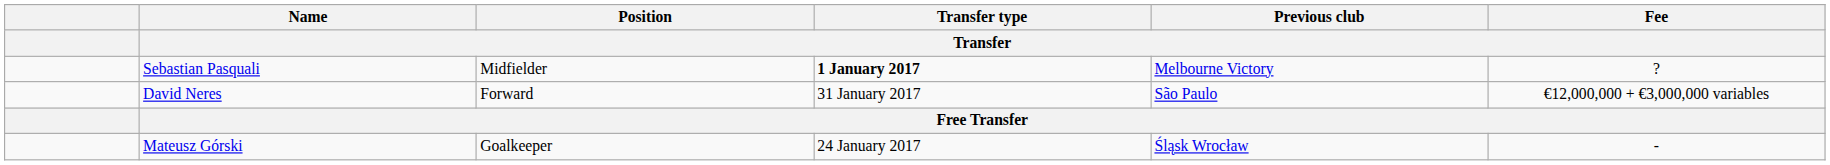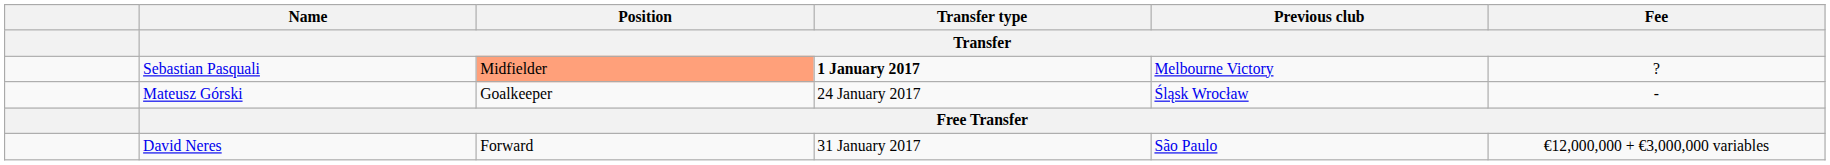(514, 68) no background -> (514, 68) lightsalmon background
rows swapped: (182, 94) <-> (193, 146)
